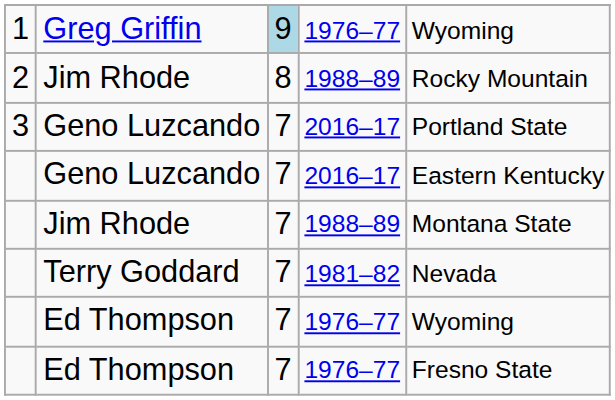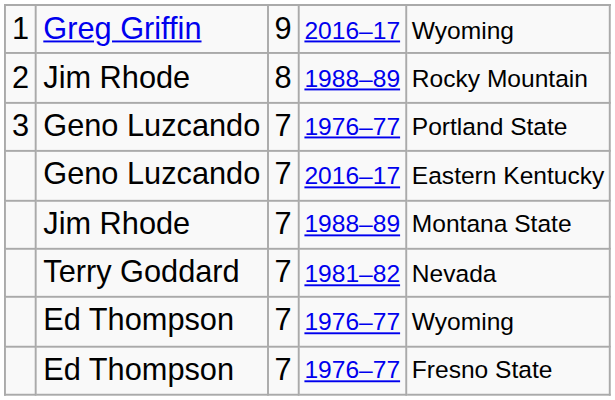(283, 28) lightblue background -> (283, 28) no background
(352, 29) 1976–77 -> (352, 29) 2016–17
(352, 127) 2016–17 -> (352, 127) 1976–77
